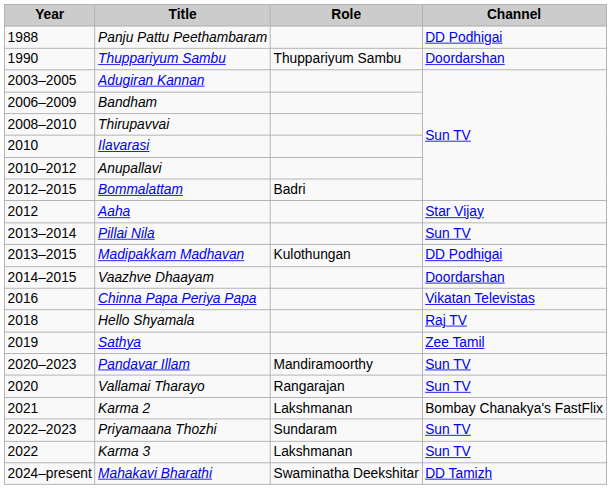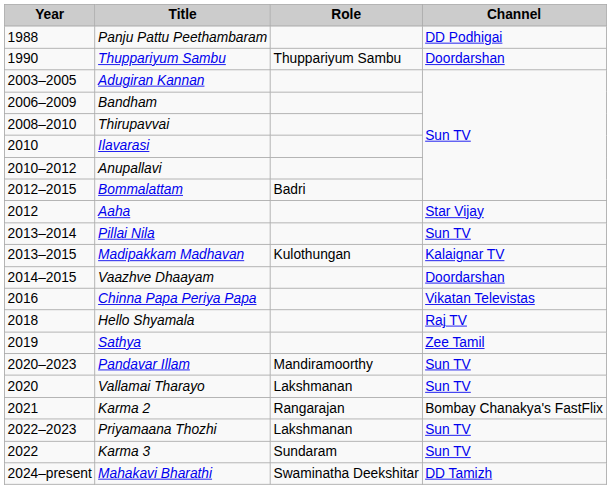(464, 255) DD Podhigai -> (465, 255) Kalaignar TV
(309, 386) Rangarajan -> (313, 386) Lakshmanan
(313, 408) Lakshmanan -> (309, 408) Rangarajan
(305, 430) Sundaram -> (313, 430) Lakshmanan
(313, 451) Lakshmanan -> (305, 451) Sundaram
